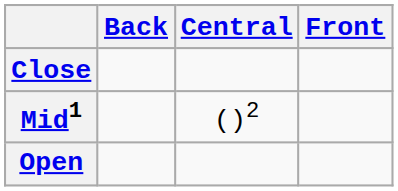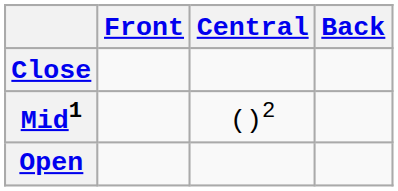columns swapped: (345, 27) <-> (136, 27)
